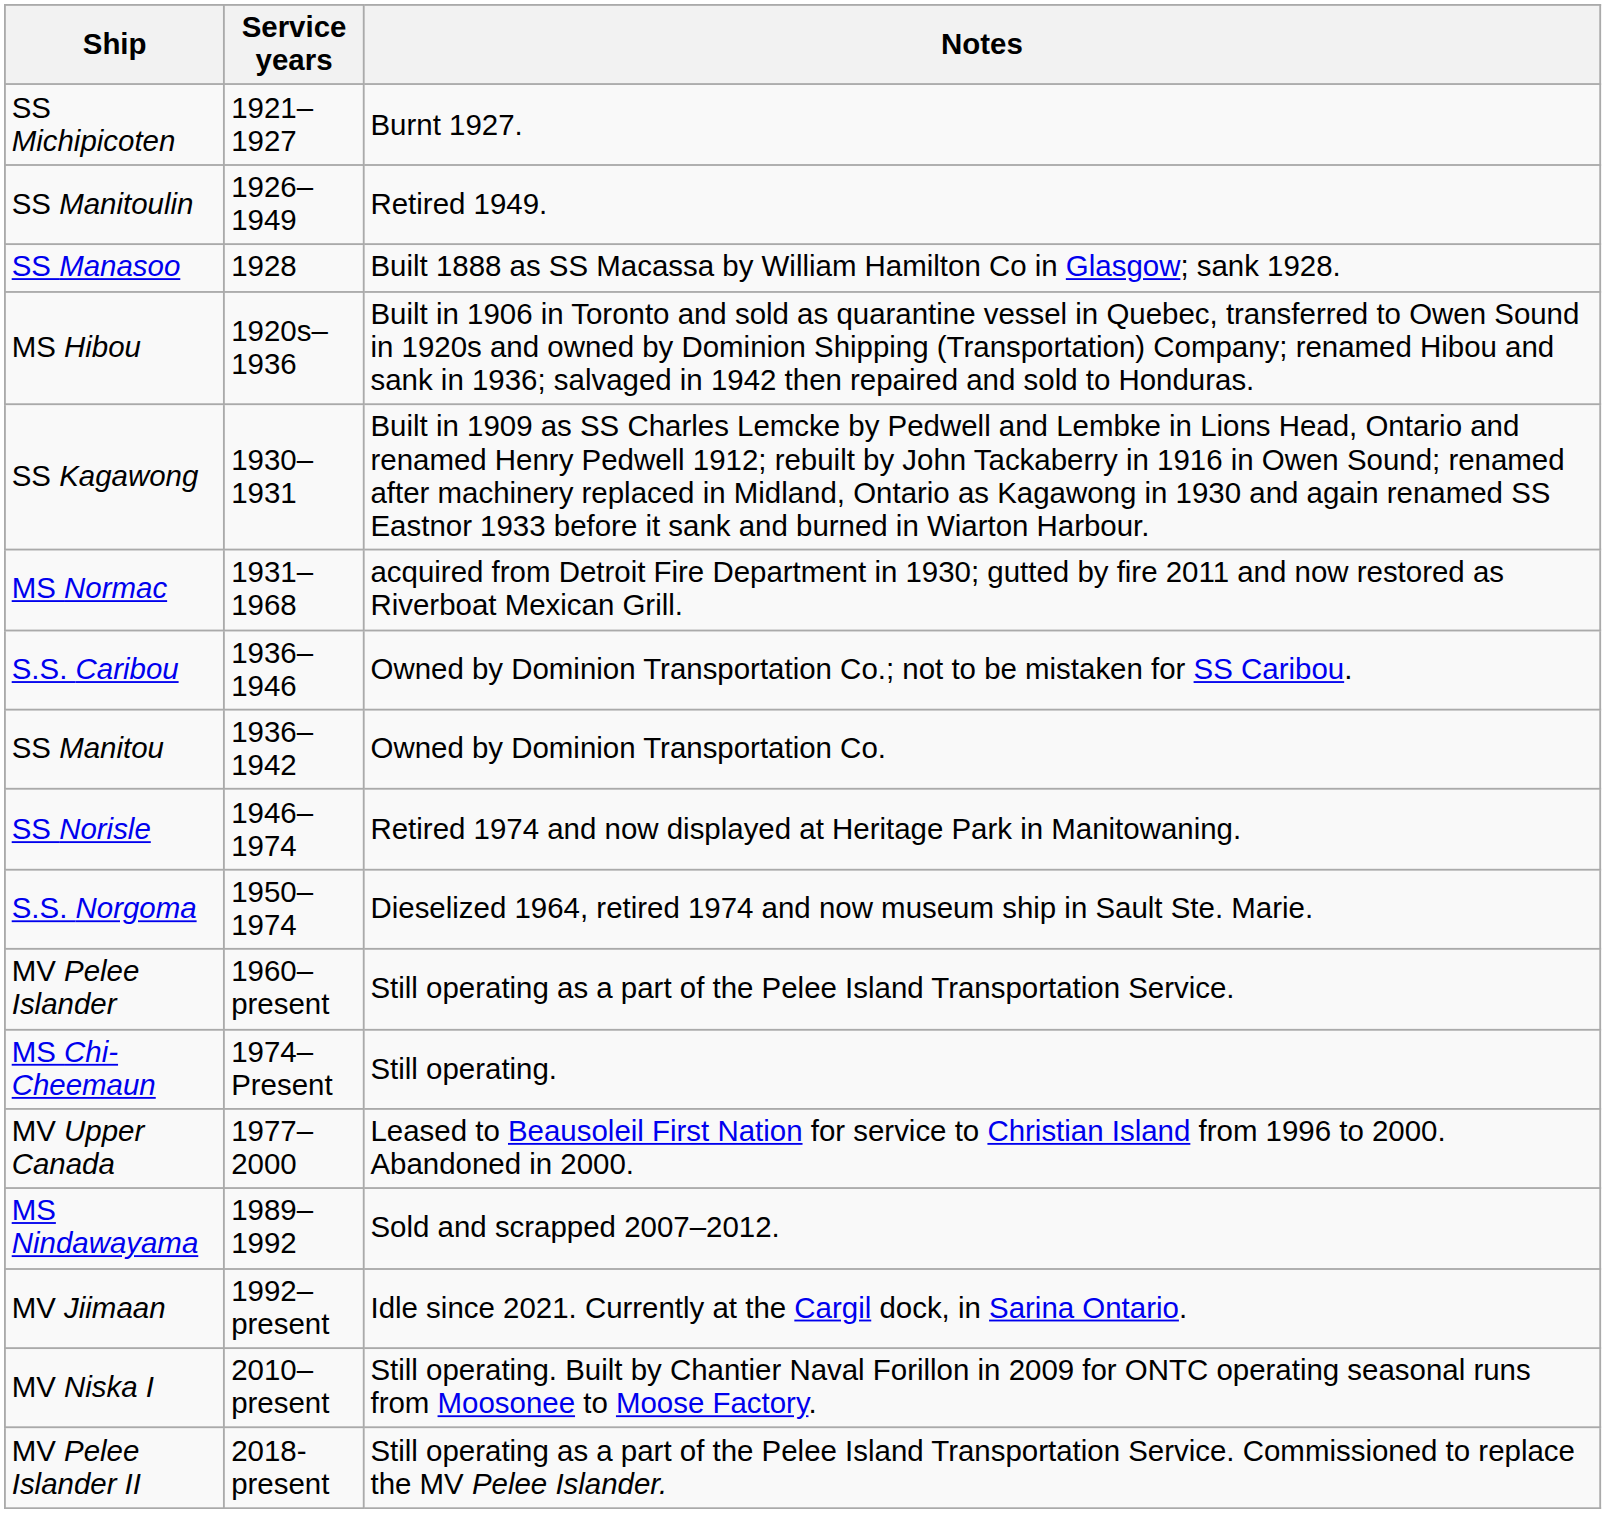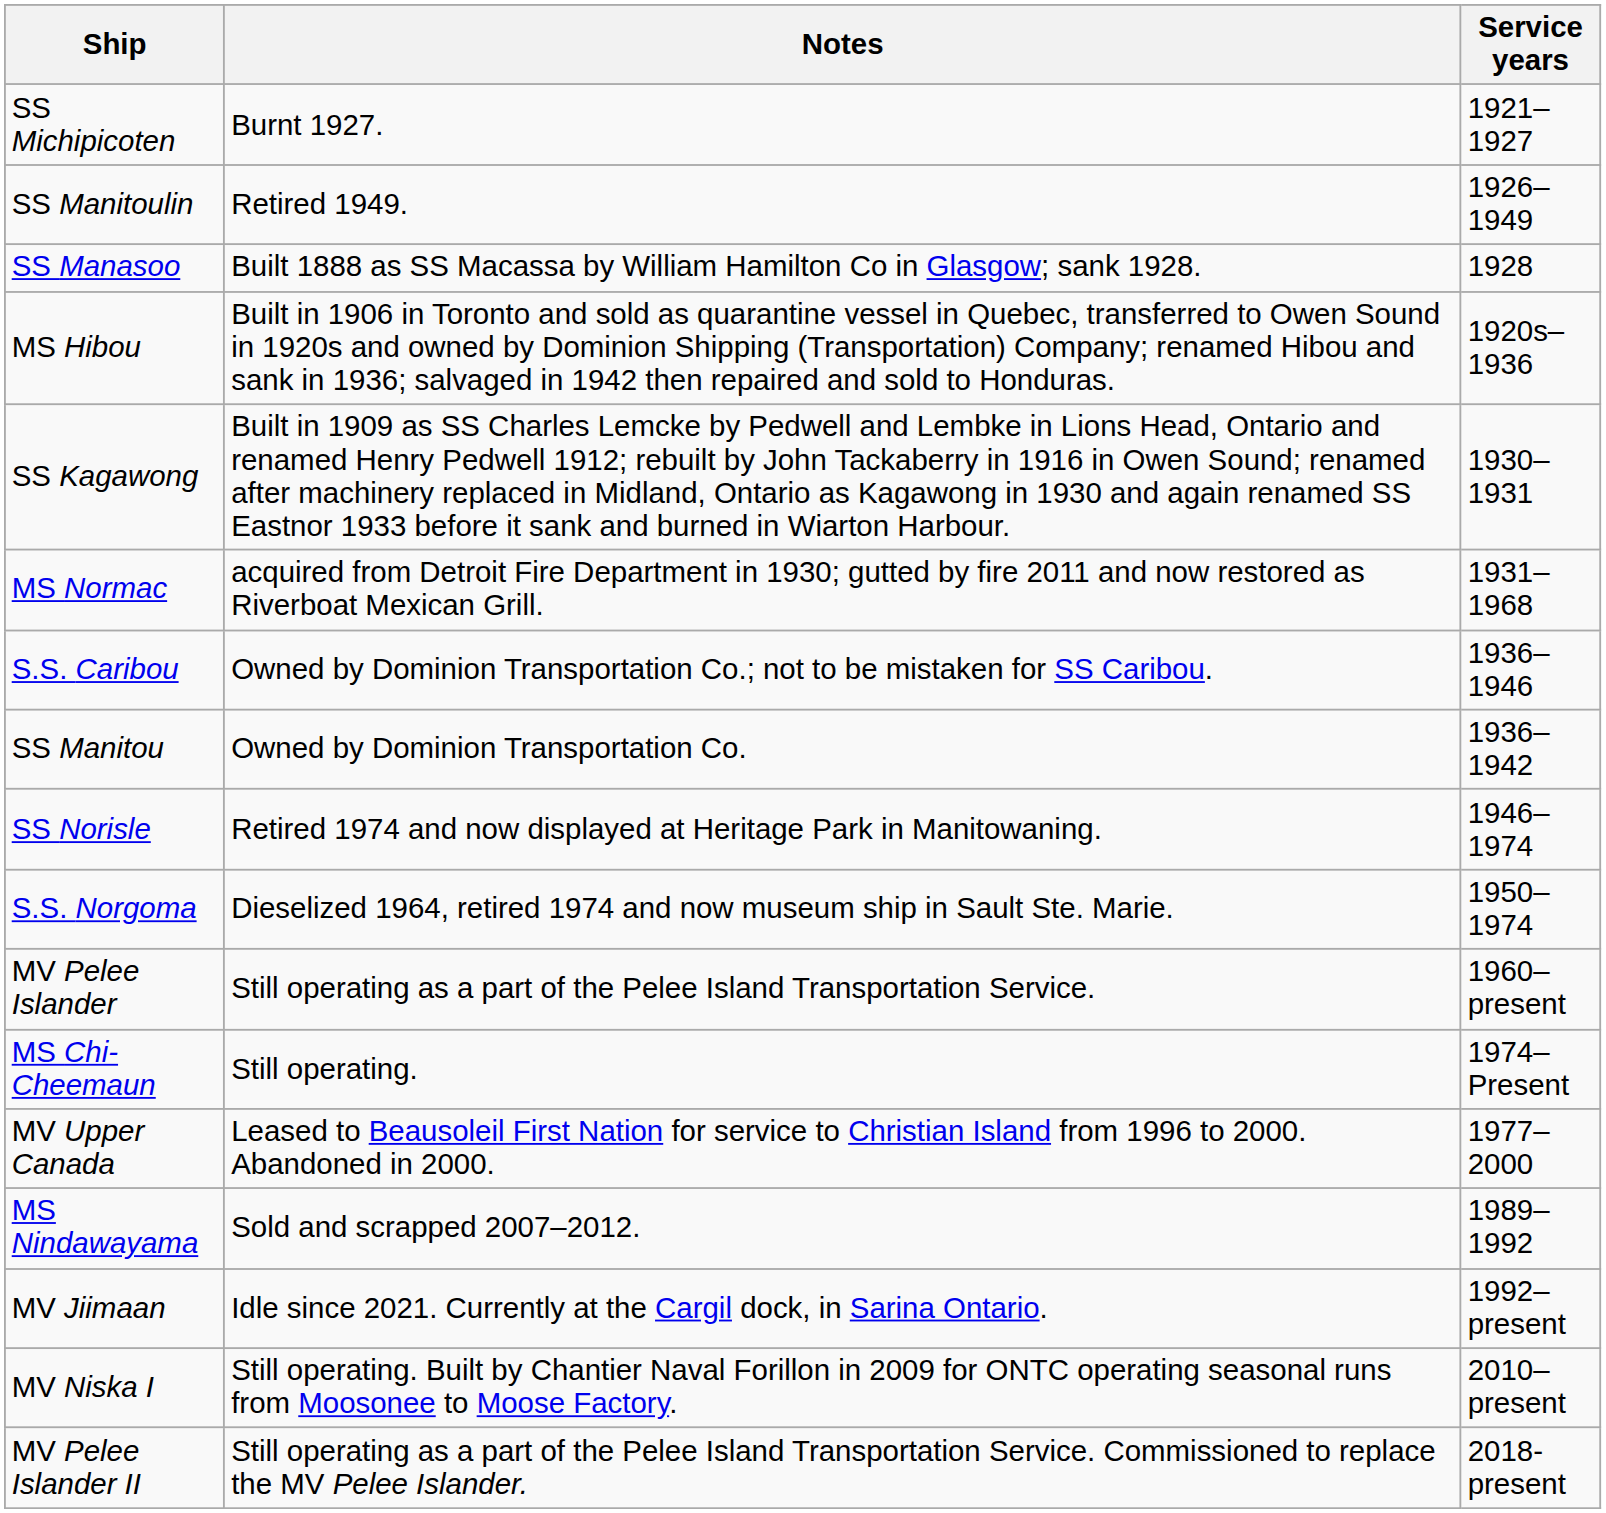columns swapped: (294, 44) <-> (982, 44)
